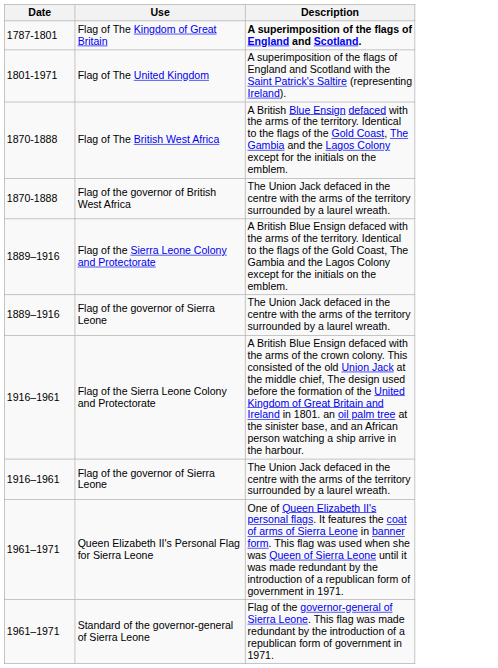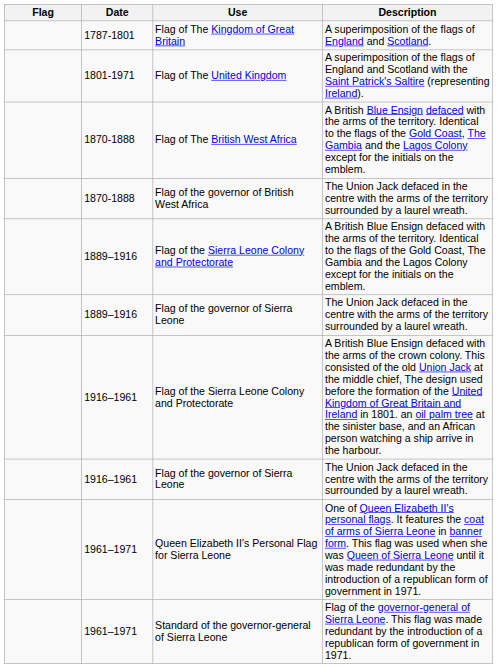+ column: (43, 12)
(330, 35) bold -> (400, 35) normal
